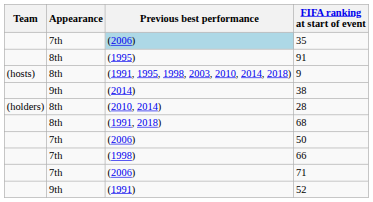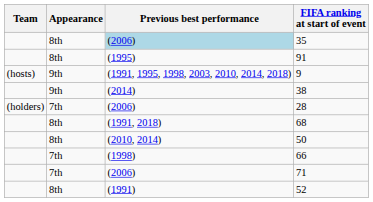(56, 40) 7th -> (56, 40) 8th
(56, 73) 8th -> (56, 73) 9th
(56, 106) 8th -> (56, 106) 7th
(134, 106) (2010, 2014) -> (121, 106) (2006)
(56, 139) 7th -> (56, 139) 8th
(121, 139) (2006) -> (134, 139) (2010, 2014)
(56, 189) 9th -> (56, 189) 8th
